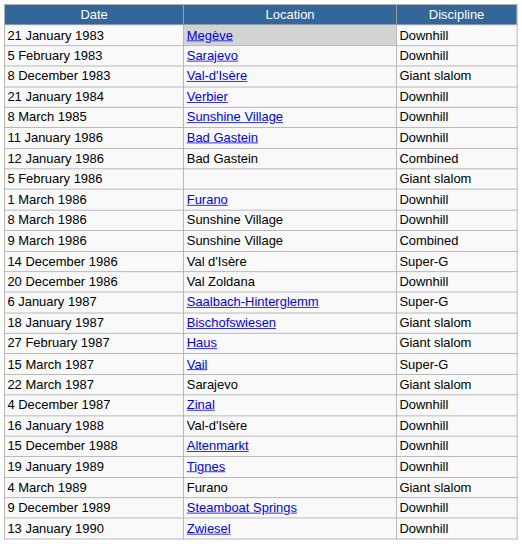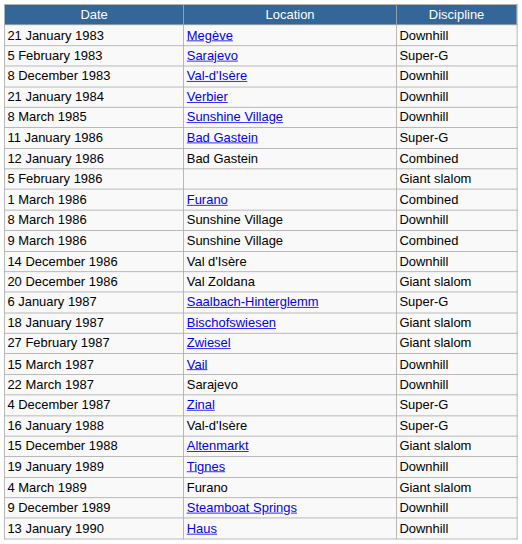(210, 35) lightgrey background -> (210, 35) no background
(424, 55) Downhill -> (424, 55) Super-G
(435, 76) Giant slalom -> (424, 76) Downhill
(424, 138) Downhill -> (424, 138) Super-G
(424, 199) Downhill -> (429, 199) Combined
(424, 261) Super-G -> (424, 261) Downhill
(424, 281) Downhill -> (435, 281) Giant slalom
(202, 343) Haus -> (209, 343) Zwiesel
(424, 364) Super-G -> (424, 364) Downhill
(435, 384) Giant slalom -> (424, 384) Downhill
(424, 405) Downhill -> (424, 405) Super-G
(424, 425) Downhill -> (424, 425) Super-G
(424, 446) Downhill -> (435, 446) Giant slalom
(209, 528) Zwiesel -> (202, 528) Haus
